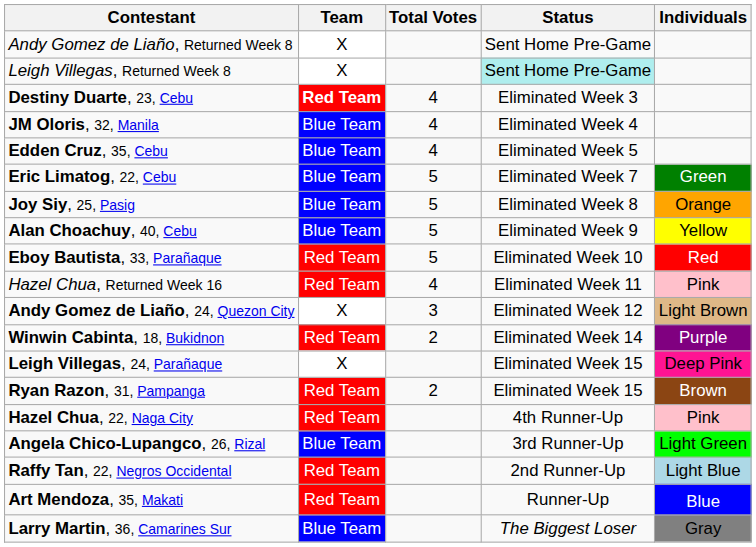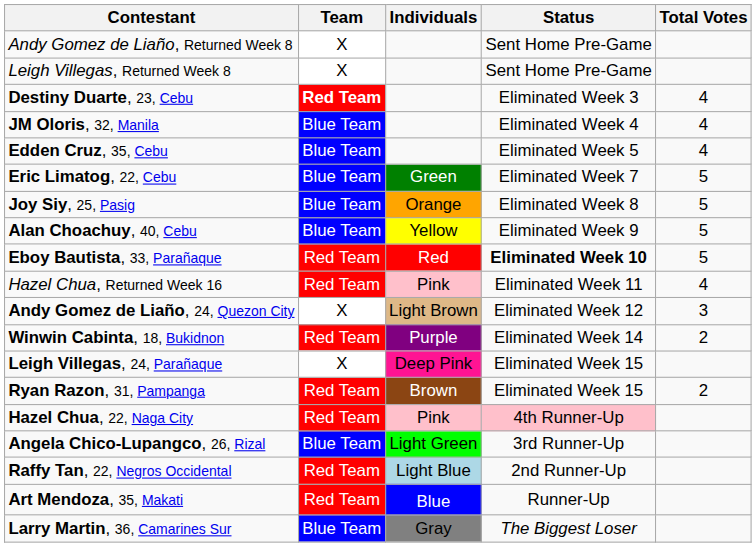columns swapped: (703, 17) <-> (433, 17)
(568, 71) paleturquoise background -> (569, 71) no background
(568, 257) normal -> (569, 257) bold
(568, 417) no background -> (569, 417) pink background
